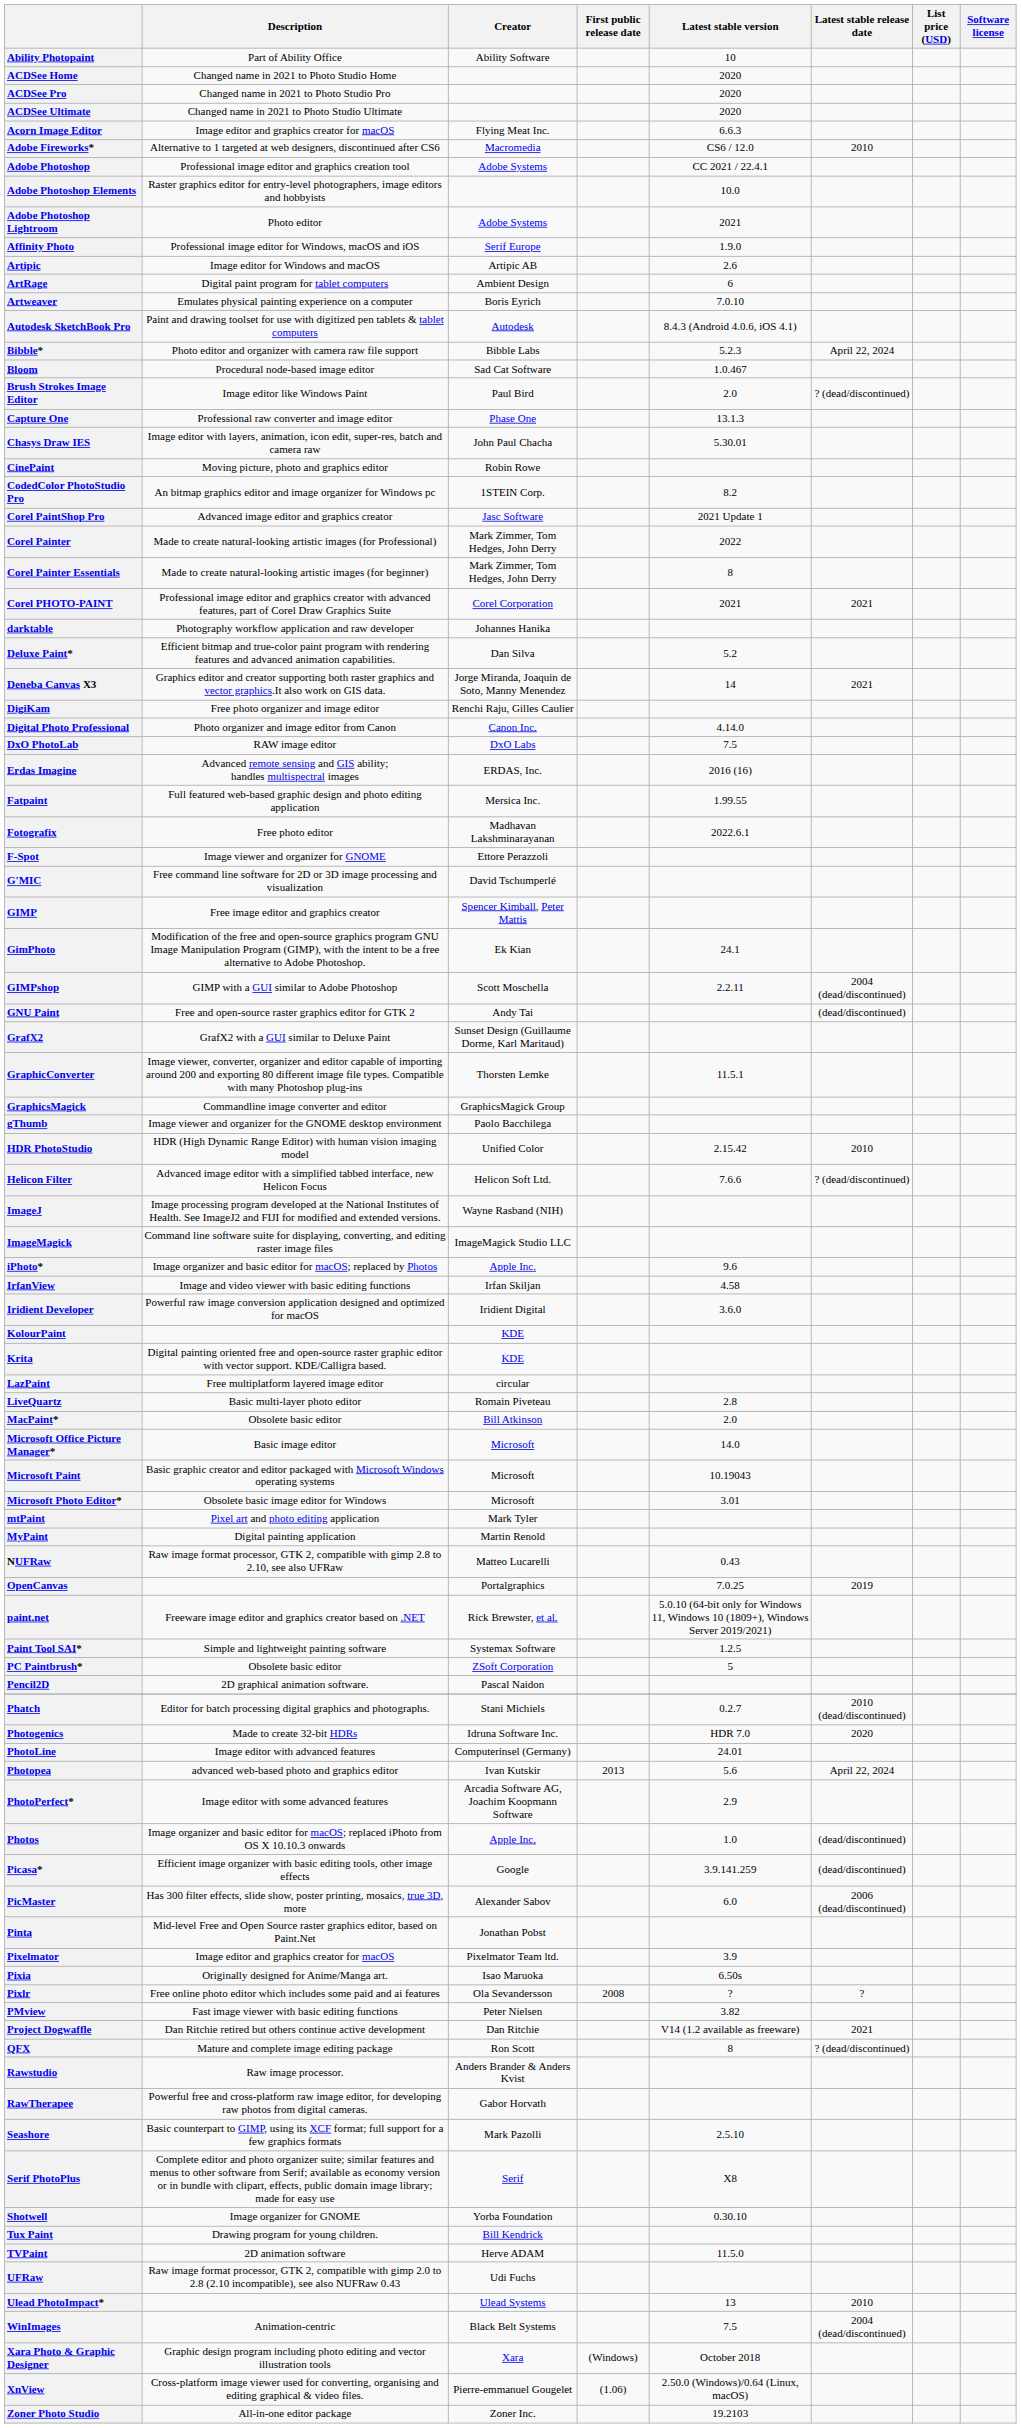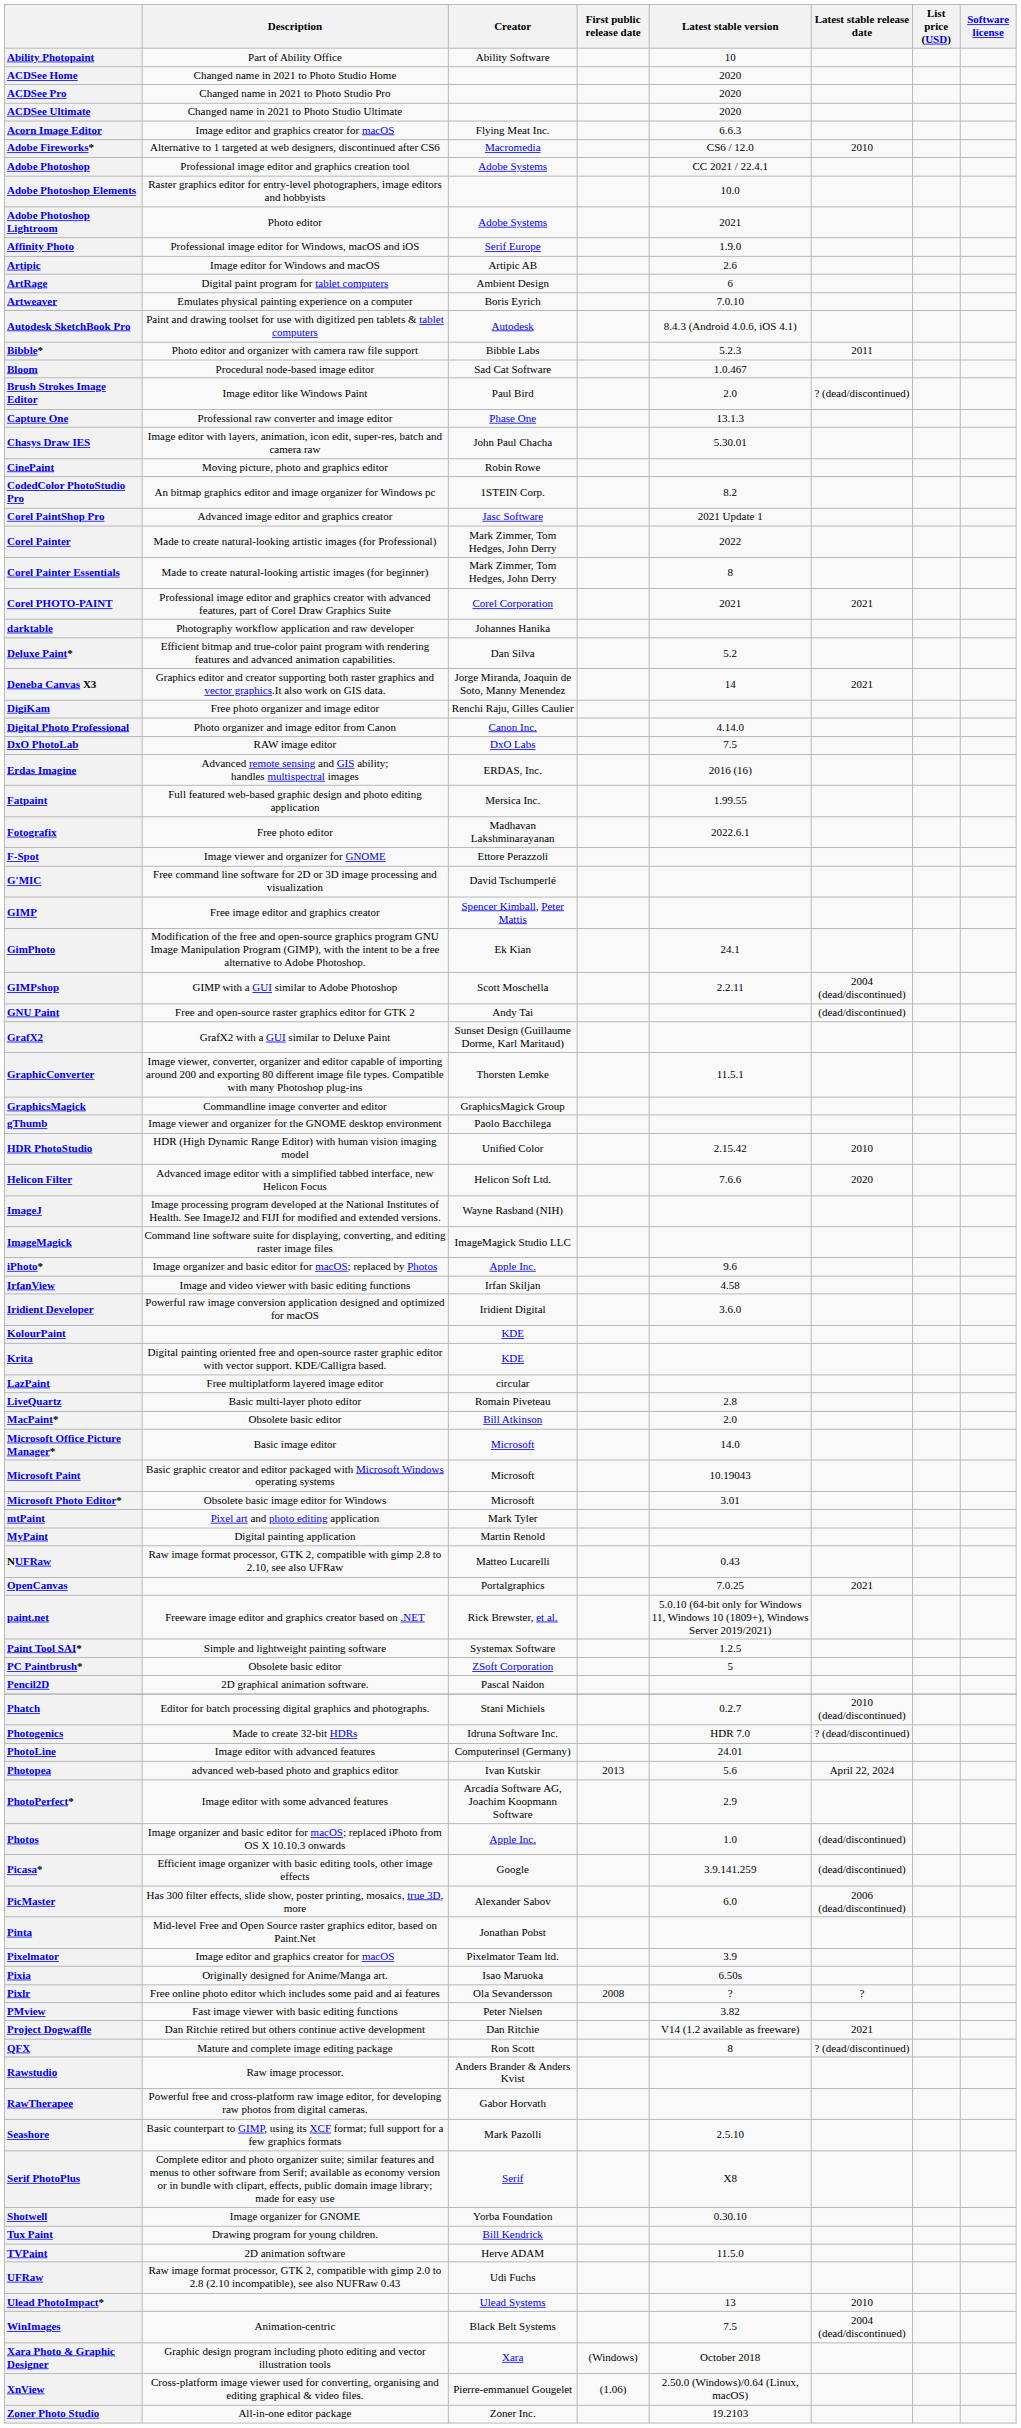(862, 350) April 22, 2024 -> (862, 350) 2011
(862, 1179) ? (dead/discontinued) -> (862, 1179) 2020
(862, 1585) 2019 -> (862, 1585) 2021
(862, 1733) 2020 -> (862, 1733) ? (dead/discontinued)
